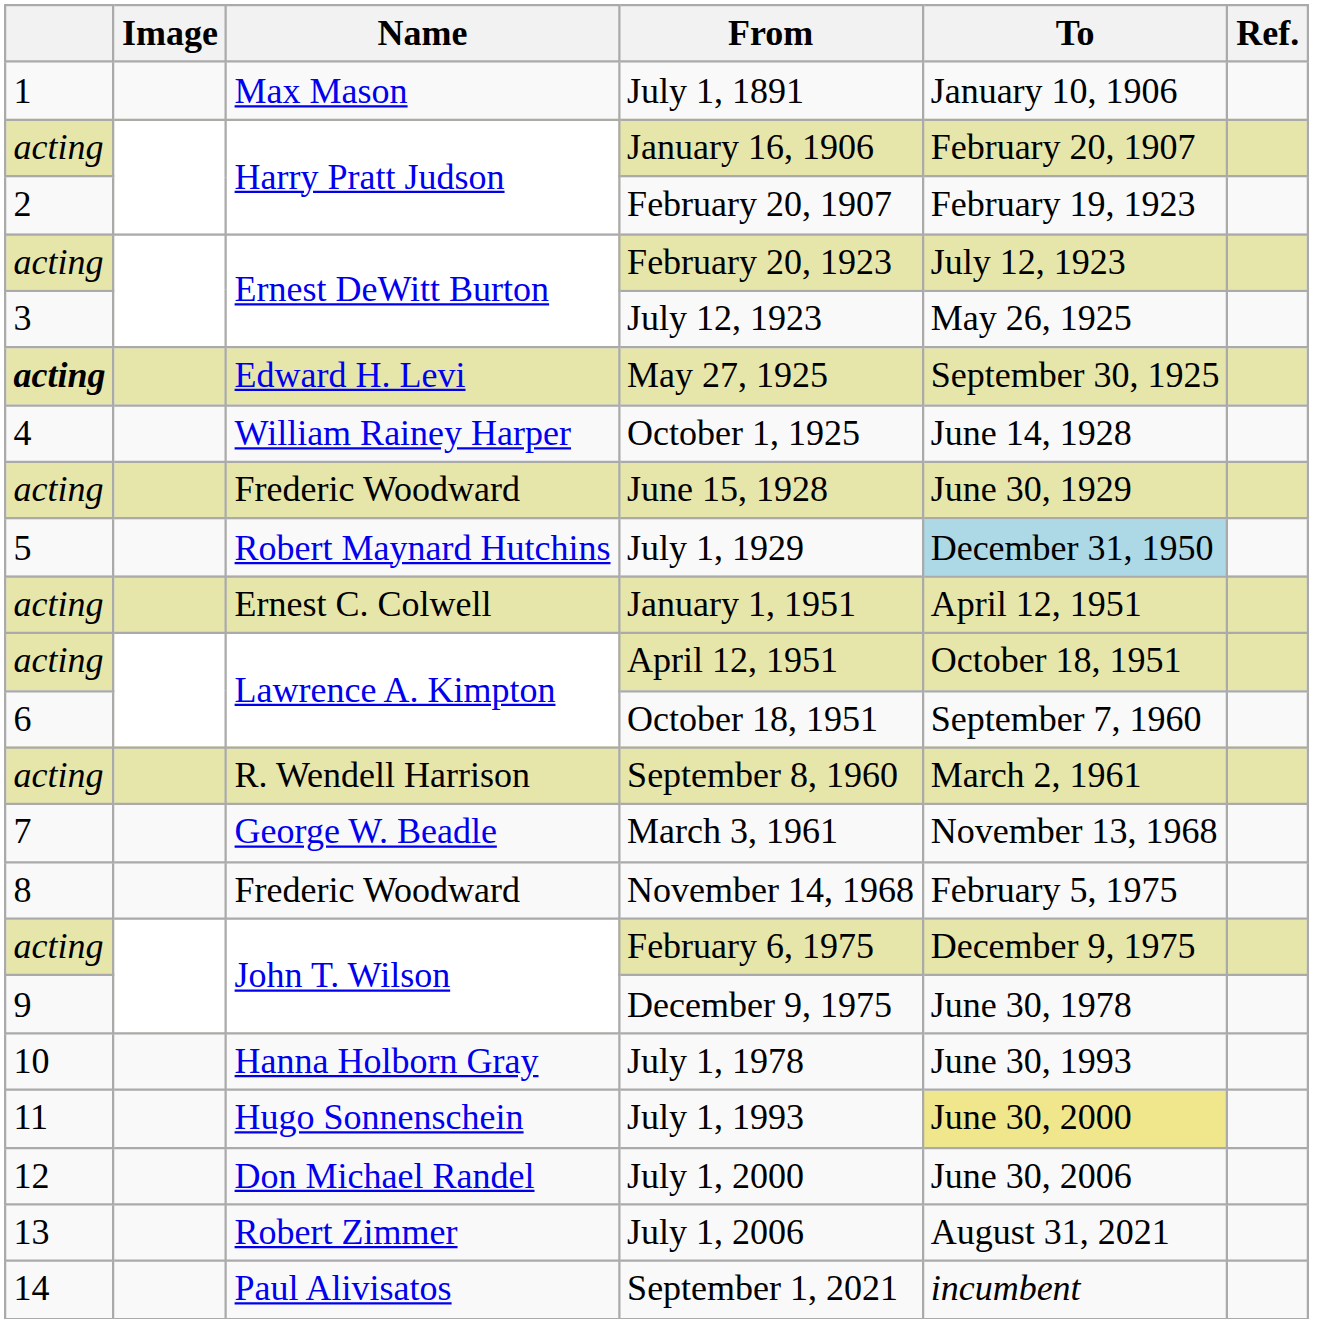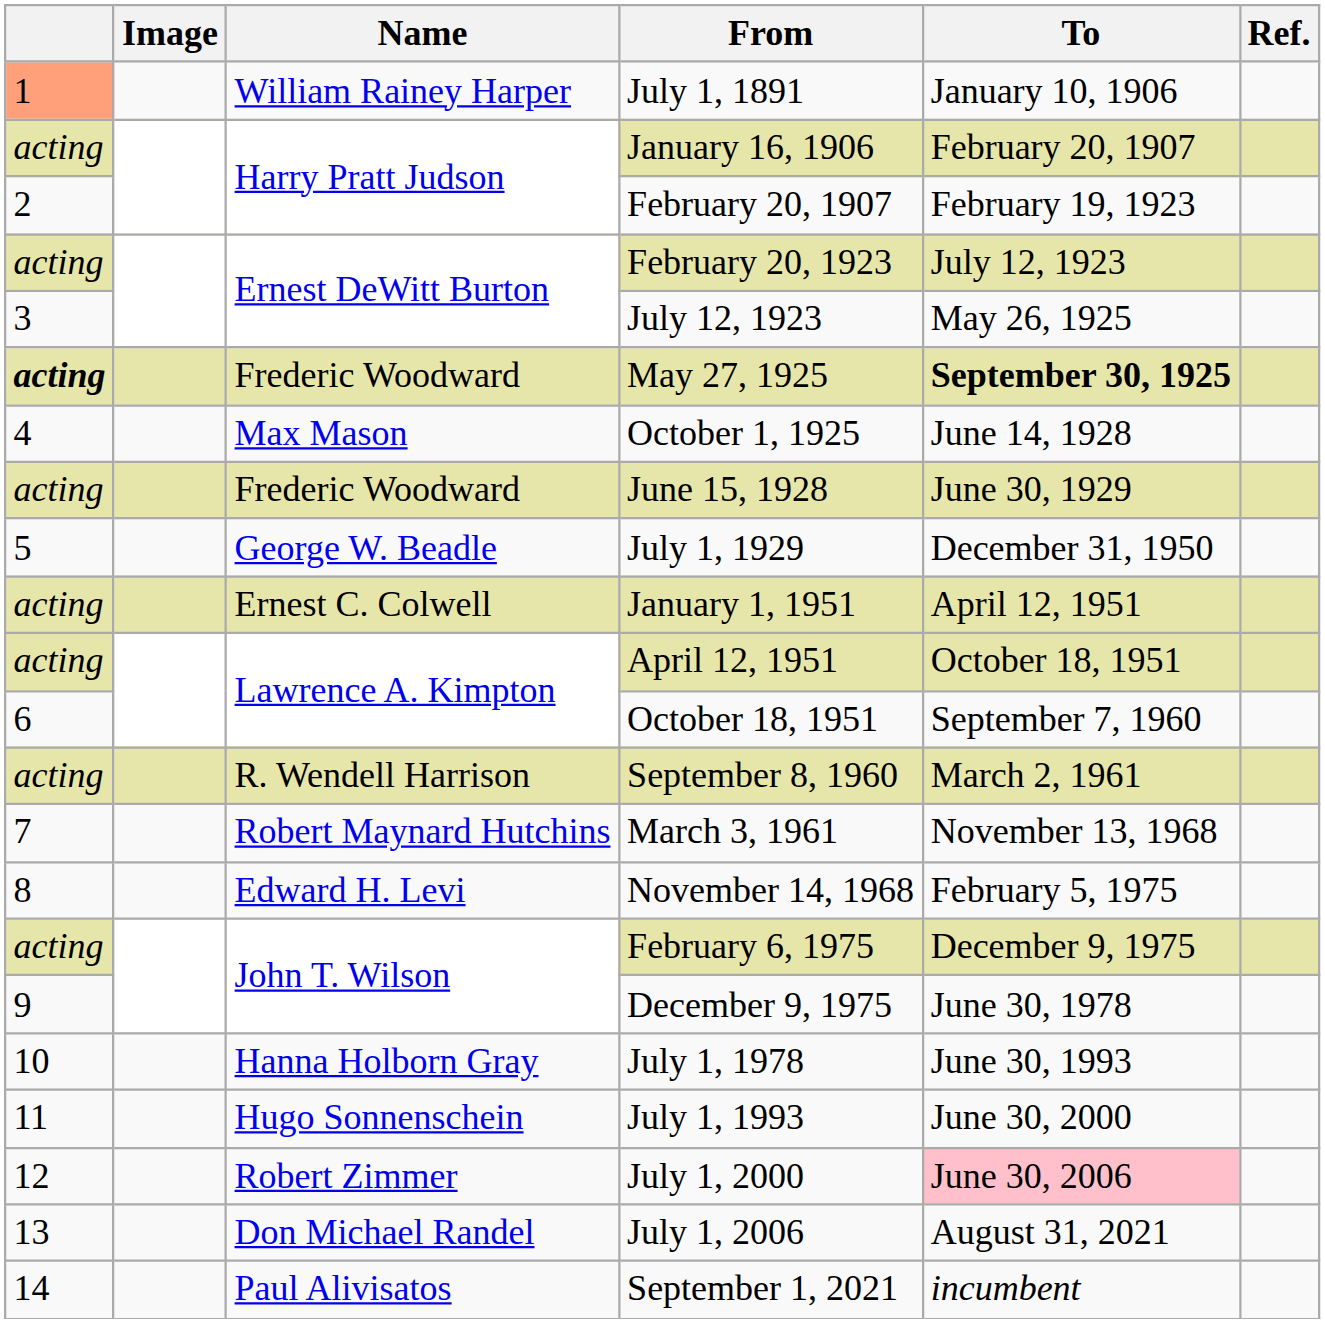(22, 90) no background -> (22, 90) lightsalmon background
(321, 90) Max Mason -> (403, 90) William Rainey Harper
(350, 375) Edward H. Levi -> (377, 375) Frederic Woodward
(1075, 375) normal -> (1081, 375) bold
(403, 432) William Rainey Harper -> (321, 432) Max Mason
(423, 546) Robert Maynard Hutchins -> (366, 546) George W. Beadle
(1072, 546) lightblue background -> (1072, 546) no background
(366, 832) George W. Beadle -> (423, 832) Robert Maynard Hutchins
(377, 889) Frederic Woodward -> (350, 889) Edward H. Levi
(1031, 1117) khaki background -> (1031, 1117) no background
(385, 1174) Don Michael Randel -> (346, 1174) Robert Zimmer
(1031, 1174) no background -> (1031, 1174) pink background
(346, 1232) Robert Zimmer -> (385, 1232) Don Michael Randel
